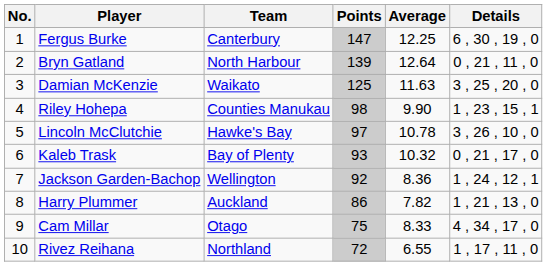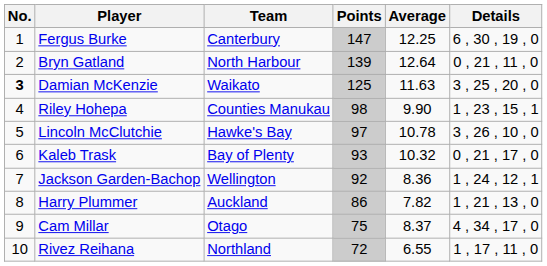(20, 86) normal -> (20, 86) bold
(417, 226) 8.33 -> (417, 226) 8.37
